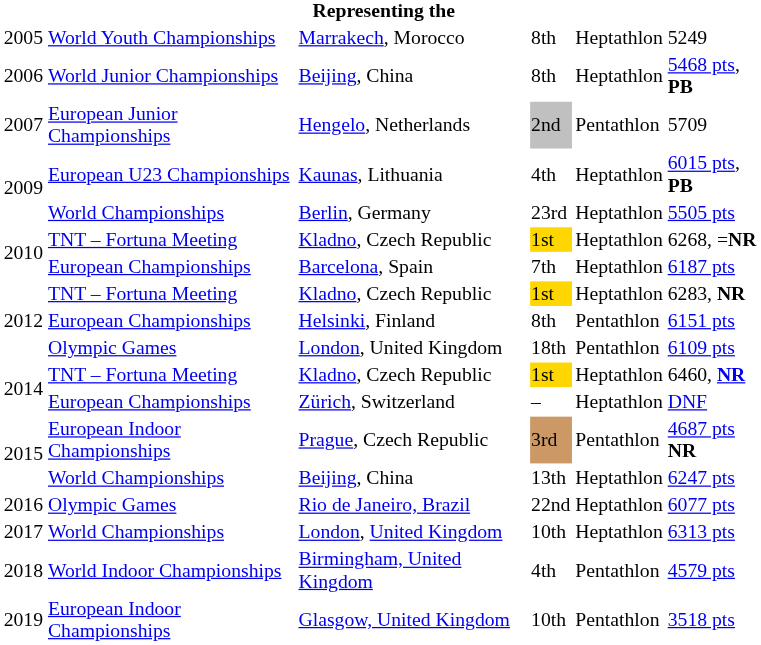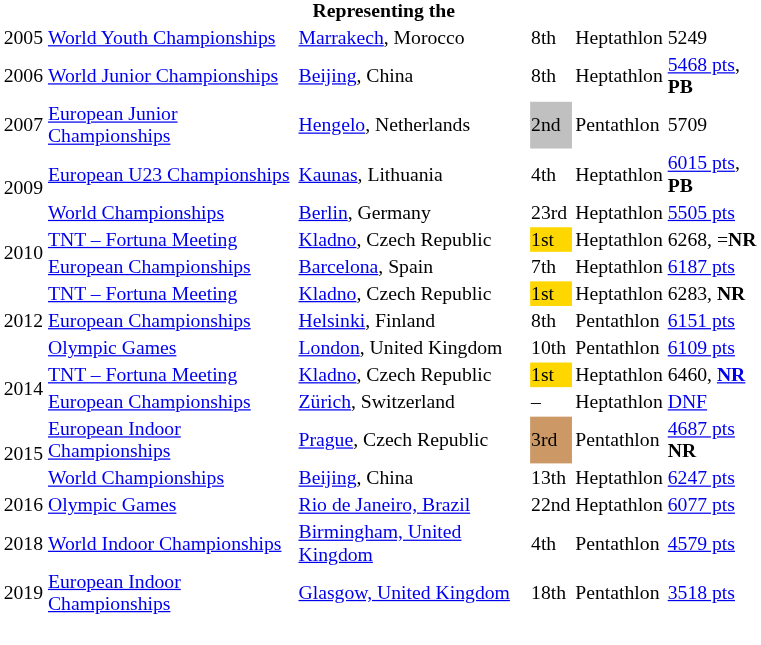(549, 347) 18th -> (549, 347) 10th
- row: (23, 532)
(549, 619) 10th -> (549, 592) 18th
